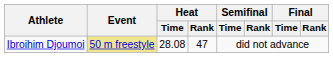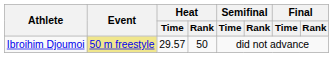(172, 45) 28.08 -> (172, 45) 29.57
(202, 45) 47 -> (202, 45) 50
